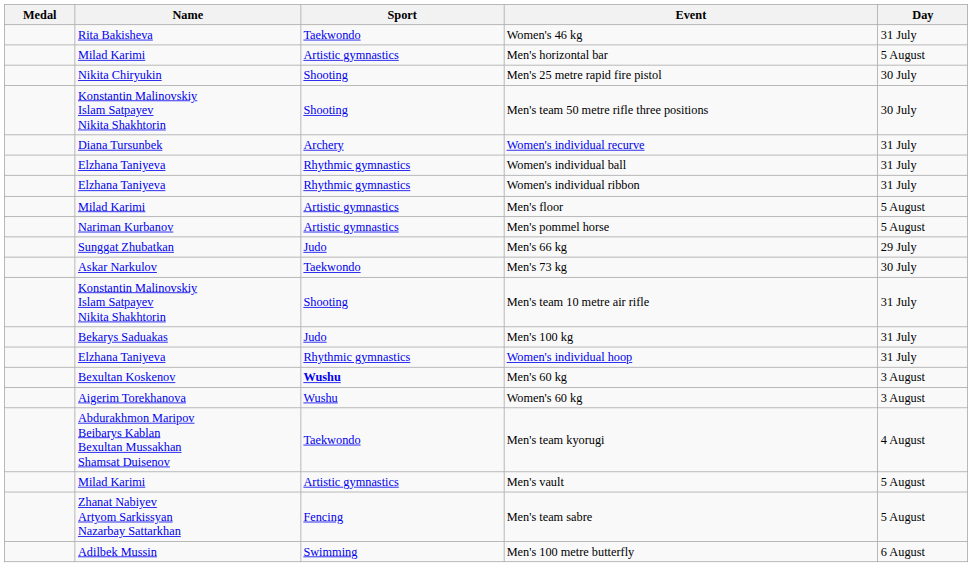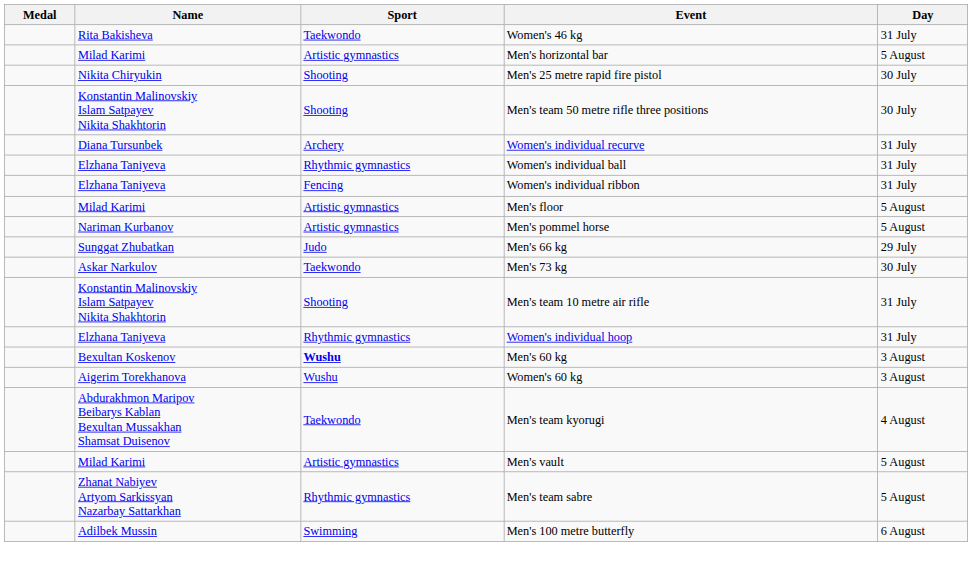(357, 186) Rhythmic gymnastics -> (323, 186) Fencing
- row: (540, 337)
(323, 517) Fencing -> (357, 496) Rhythmic gymnastics
